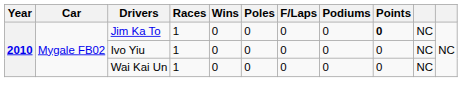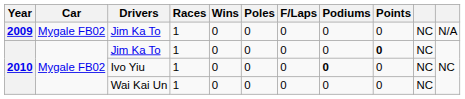+ row: (20, 31)
(326, 49) normal -> (326, 67) bold
